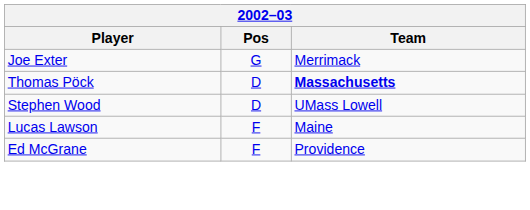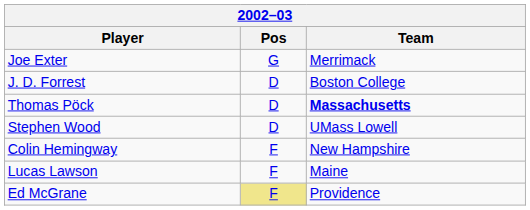+ row: (46, 82)
+ row: (62, 149)
(256, 149) no background -> (274, 194) khaki background
